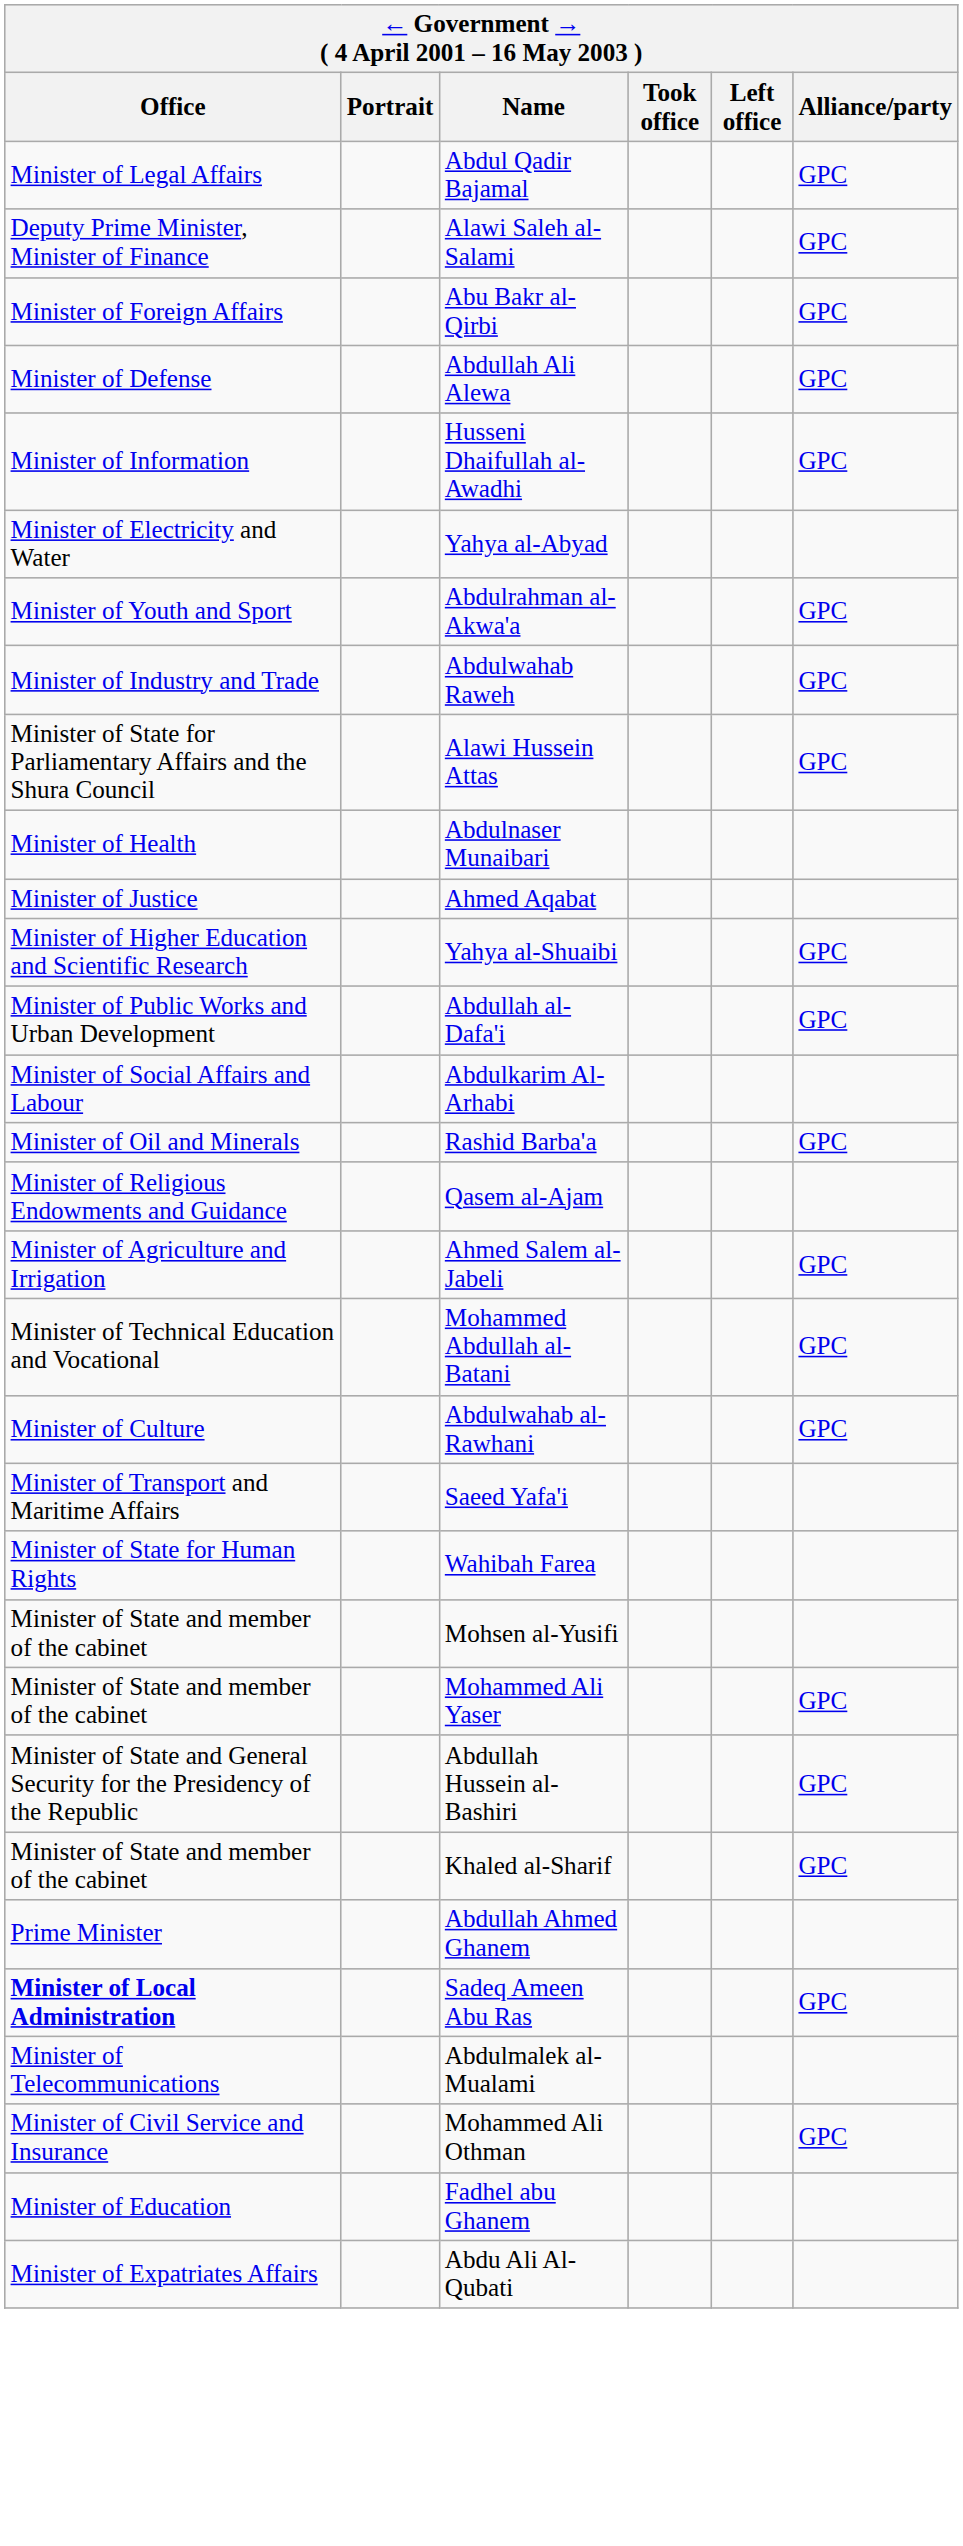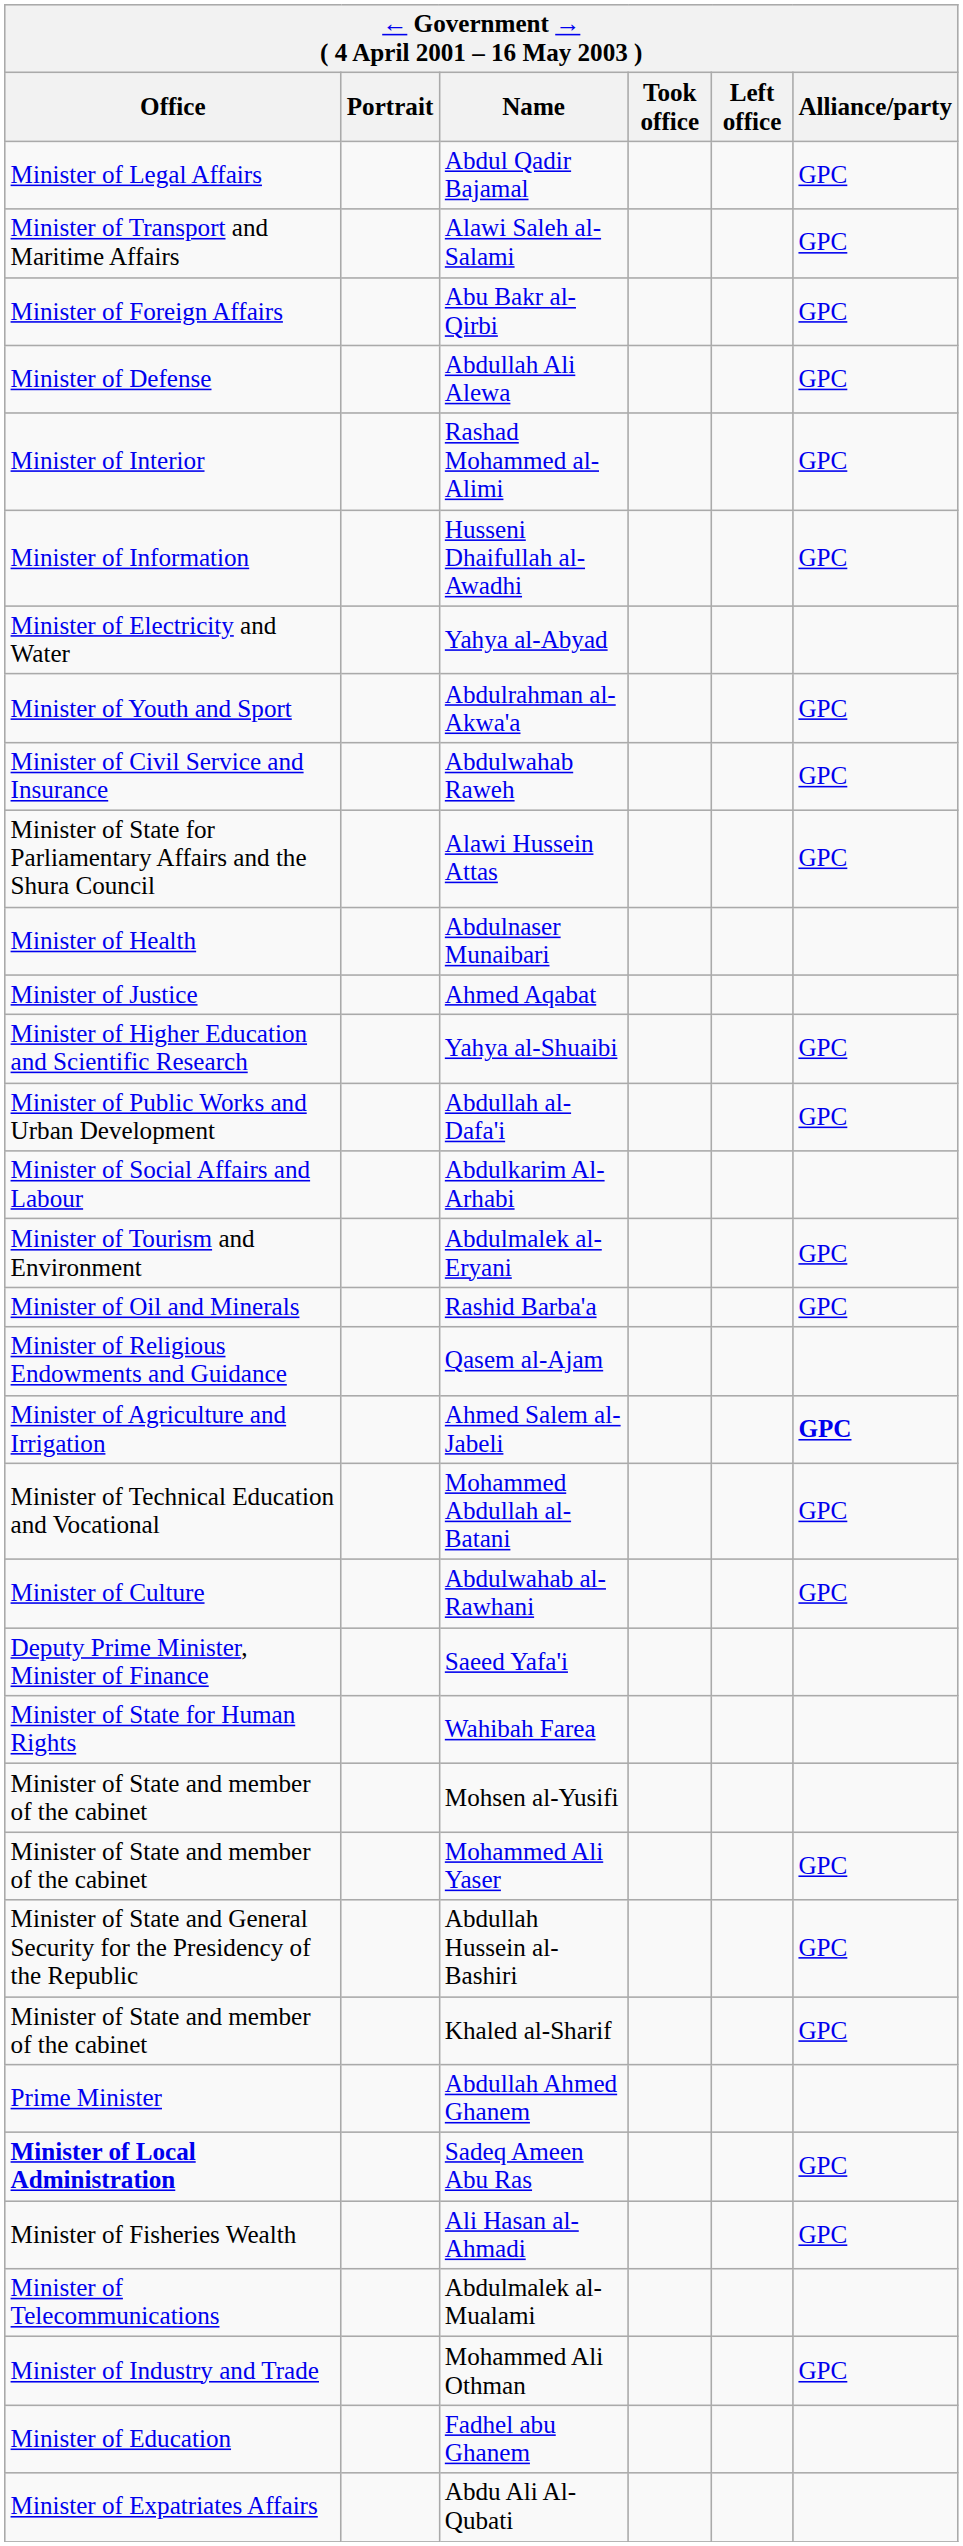(129, 242) Deputy Prime Minister, Minister of Finance -> (139, 242) Minister of Transport and Maritime Affairs
+ row: (522, 461)
(165, 679) Minister of Industry and Trade -> (157, 776) Minister of Civil Service and Insurance
+ row: (523, 1252)
(823, 1264) normal -> (825, 1428) bold
(139, 1496) Minister of Transport and Maritime Affairs -> (129, 1661) Deputy Prime Minister, Minister of Finance
+ row: (512, 2234)
(157, 2138) Minister of Civil Service and Insurance -> (165, 2370) Minister of Industry and Trade
